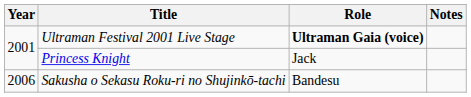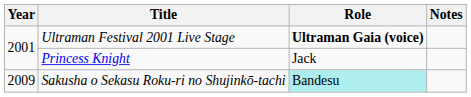(21, 80) 2006 -> (21, 80) 2009
(316, 80) no background -> (316, 80) paleturquoise background
